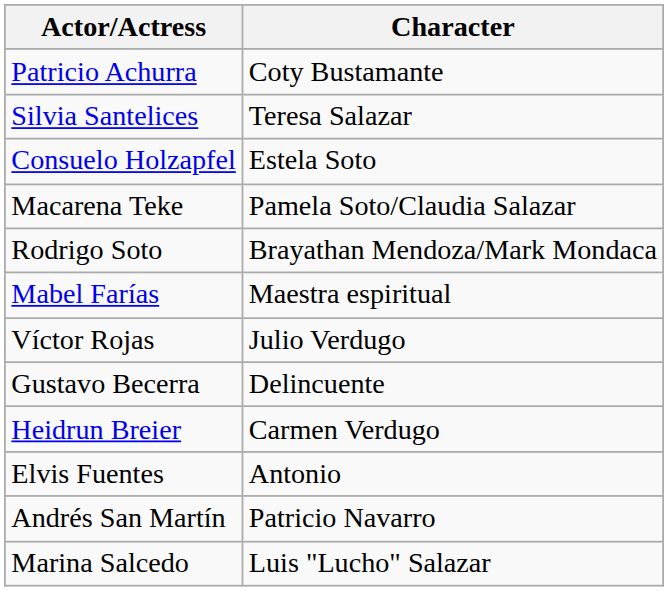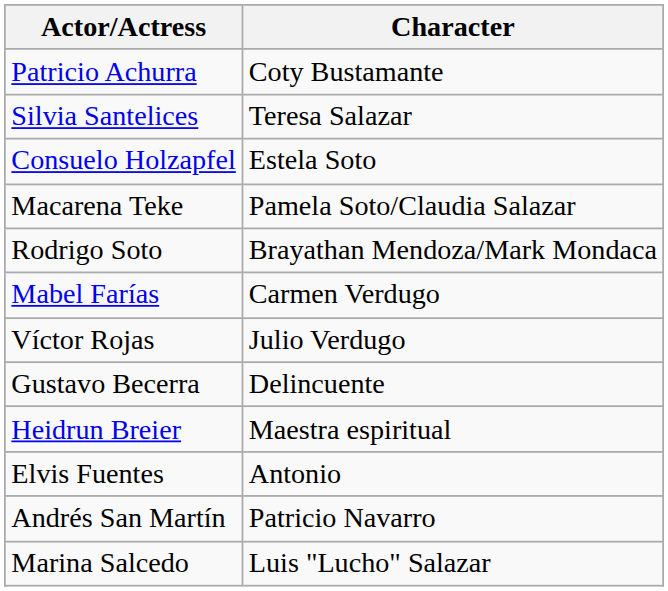(350, 294) Maestra espiritual -> (344, 294) Carmen Verdugo
(344, 428) Carmen Verdugo -> (350, 428) Maestra espiritual
